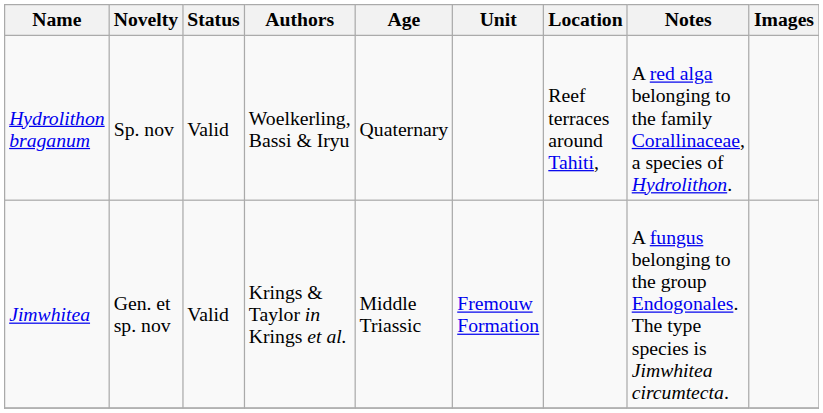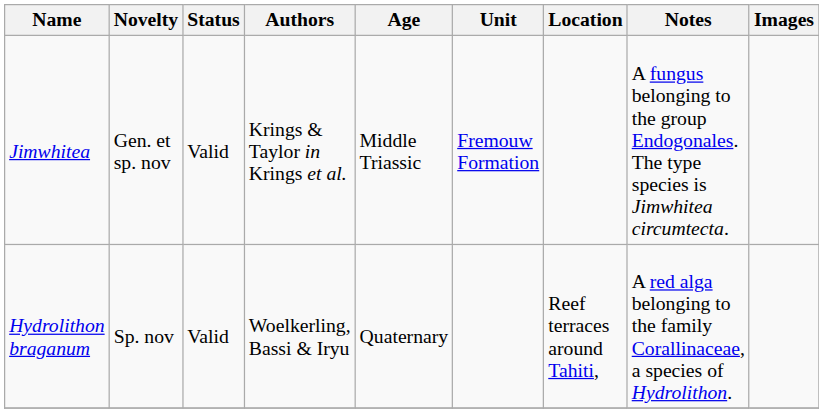rows swapped: (57, 128) <-> (50, 314)
